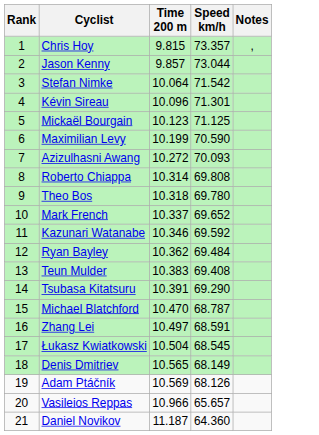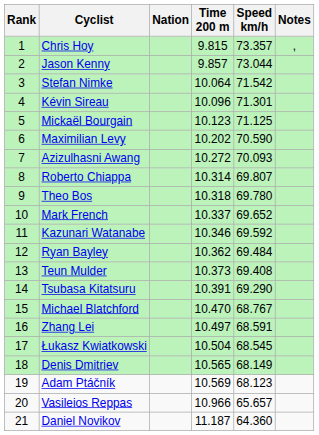+ column: (171, 20)
(170, 139) 10.199 -> (213, 139) 10.202
(212, 177) 69.808 -> (254, 177) 69.807
(170, 271) 10.383 -> (213, 271) 10.373
(212, 308) 68.787 -> (254, 308) 68.767
(212, 383) 68.126 -> (254, 383) 68.123
